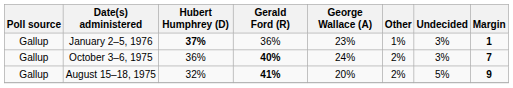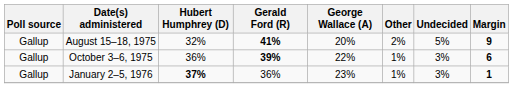rows swapped: (111, 74) <-> (111, 41)
(270, 58) 40% -> (270, 58) 39%
(345, 58) 24% -> (345, 58) 22%
(398, 58) 2% -> (398, 58) 1%
(489, 58) 7 -> (489, 58) 6
